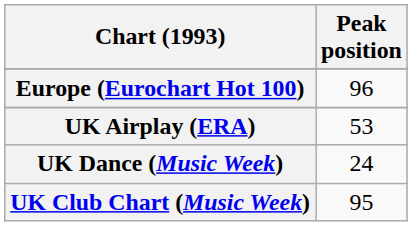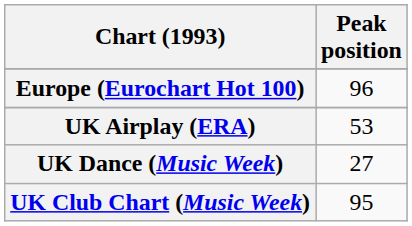(361, 163) 24 -> (361, 163) 27
